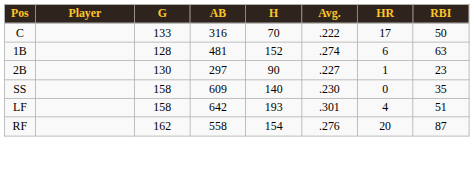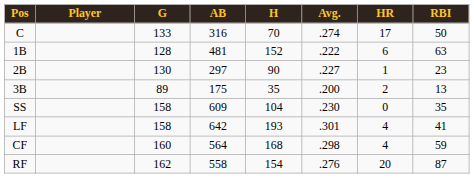(329, 32) .222 -> (329, 32) .274
(329, 51) .274 -> (329, 51) .222
+ row: (20, 88)
(274, 88) 140 -> (274, 107) 104
(441, 107) 51 -> (441, 126) 41
+ row: (20, 145)
